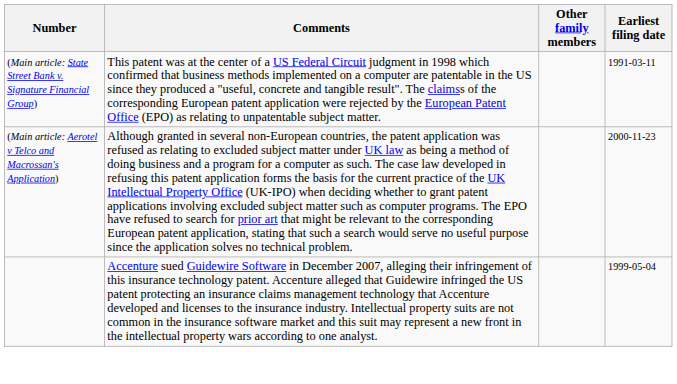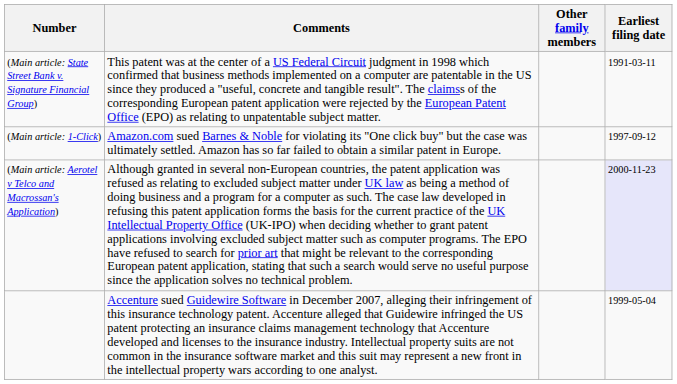+ row: (54, 137)
(632, 137) no background -> (632, 170) lavender background
